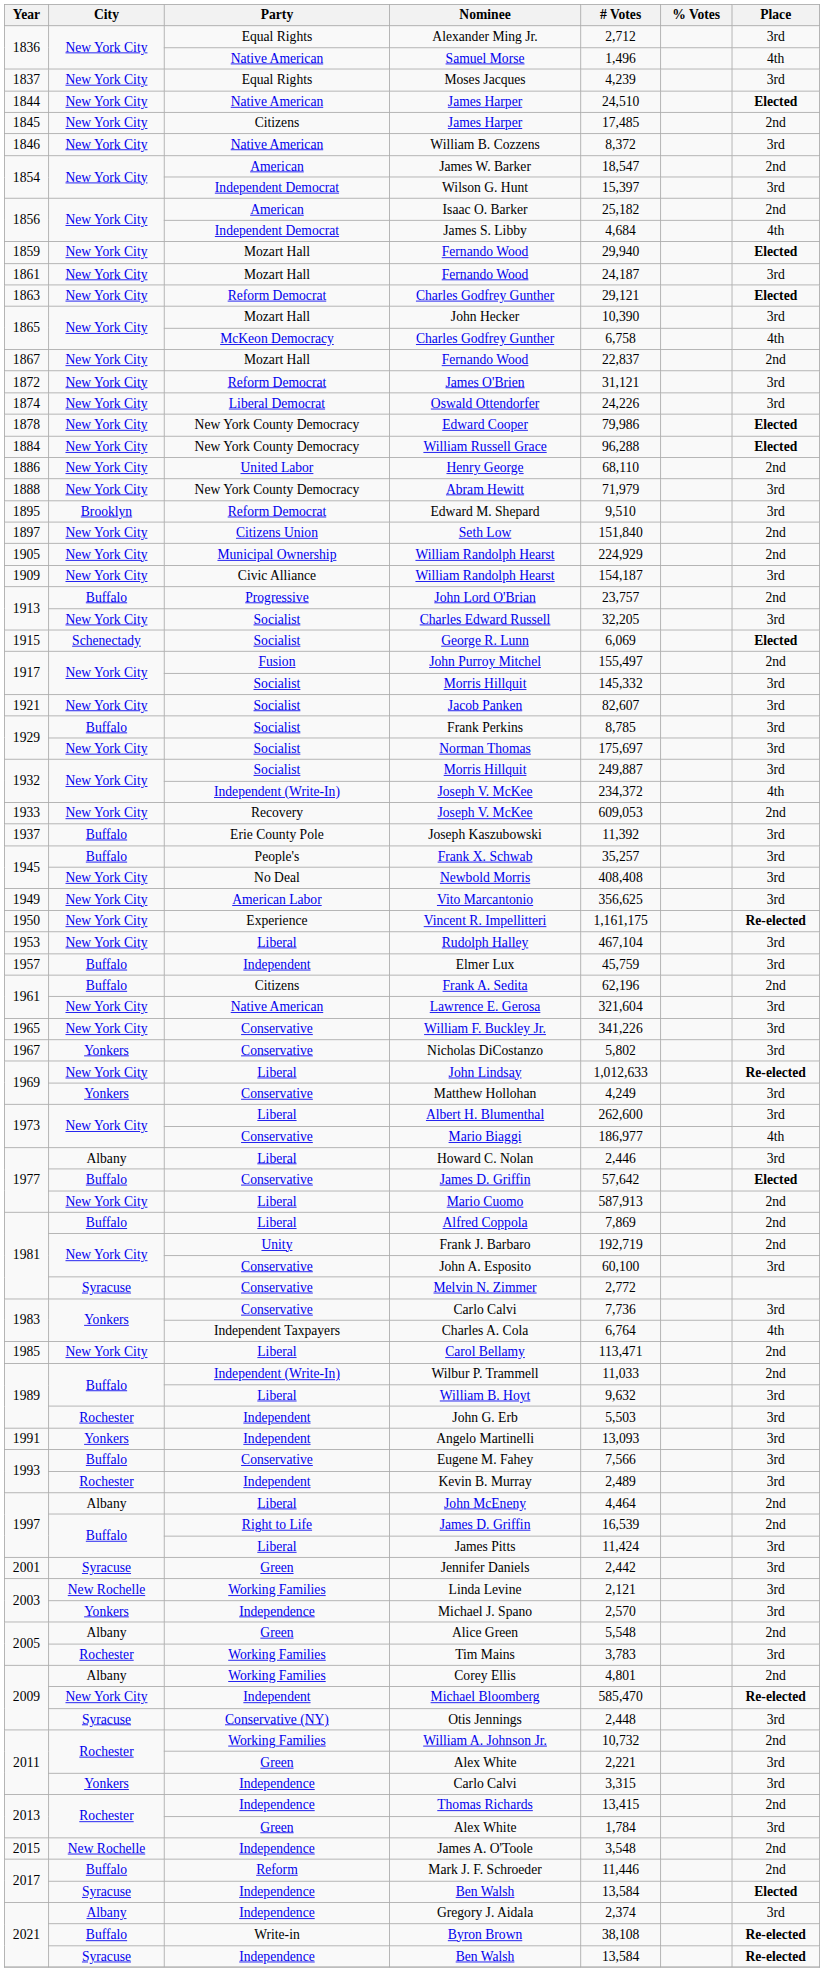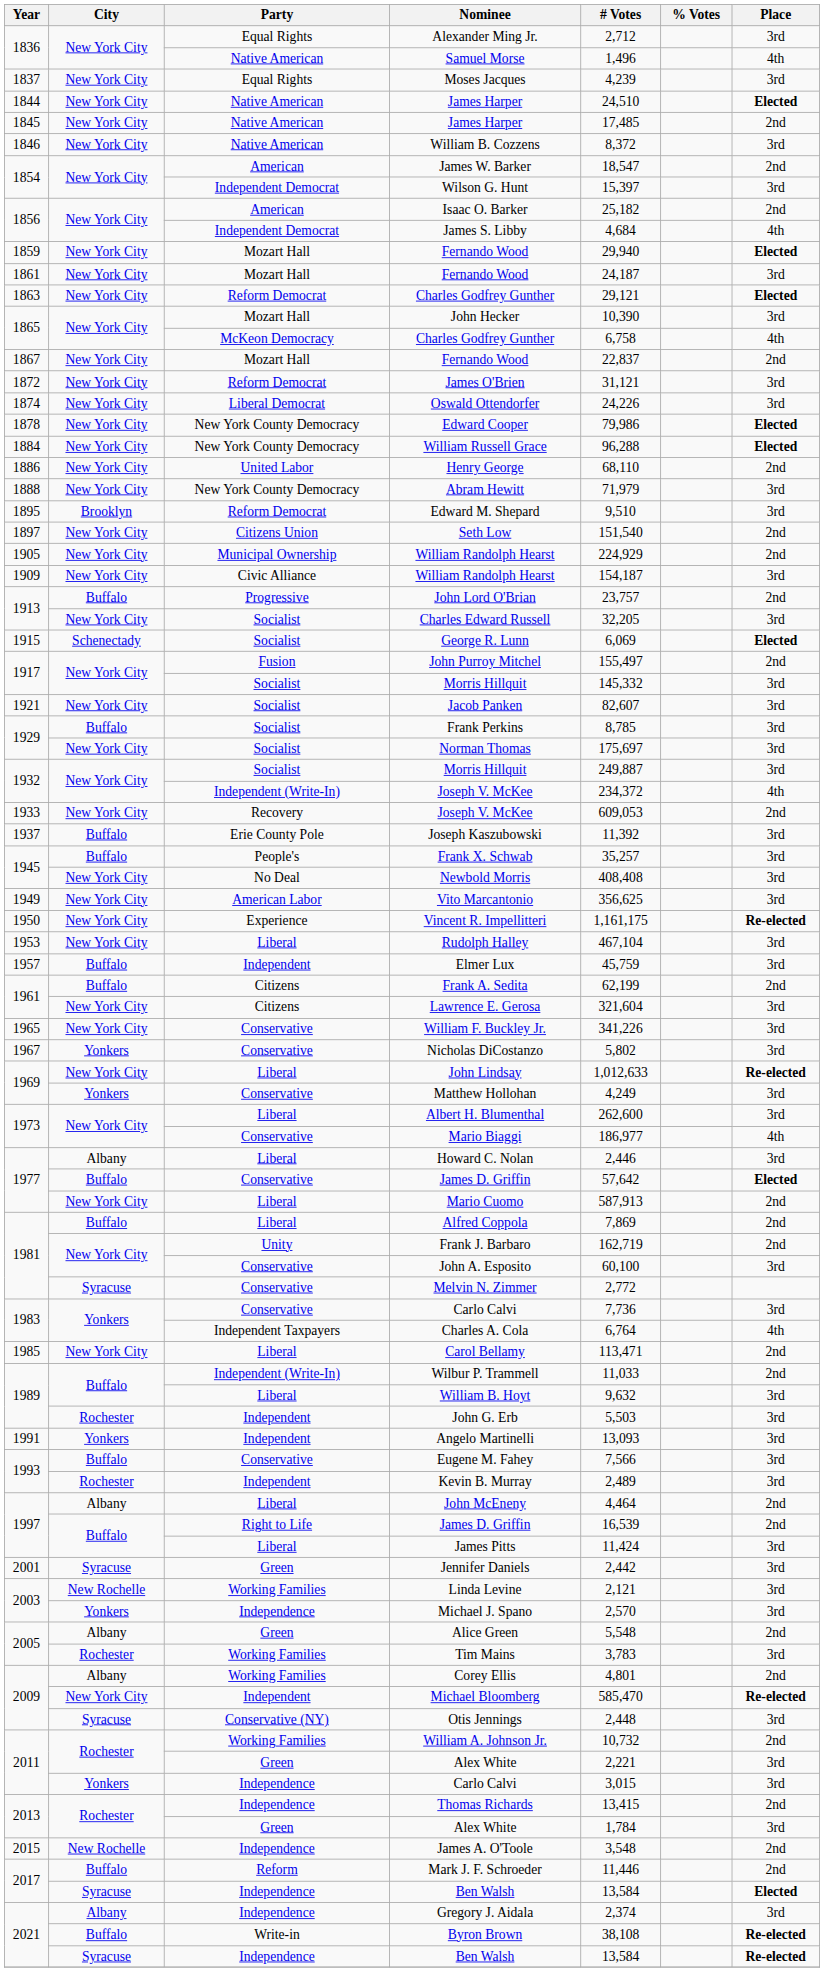(277, 123) Citizens -> (277, 123) Native American
(621, 532) 151,840 -> (621, 532) 151,540
(621, 985) 62,196 -> (621, 985) 62,199
(277, 1007) Native American -> (277, 1007) Citizens
(621, 1244) 192,719 -> (621, 1244) 162,719
(621, 1783) 3,315 -> (621, 1783) 3,015
